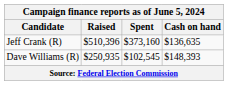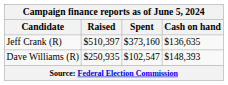(101, 42) $510,396 -> (101, 42) $510,397
(142, 57) $102,545 -> (142, 57) $102,547
